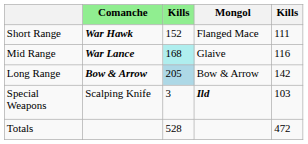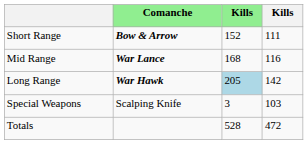- column: (233, 13)
(109, 33) War Hawk -> (147, 35) Bow & Arrow
(174, 53) paleturquoise background -> (233, 58) no background
(116, 73) Bow & Arrow -> (140, 80) War Hawk
